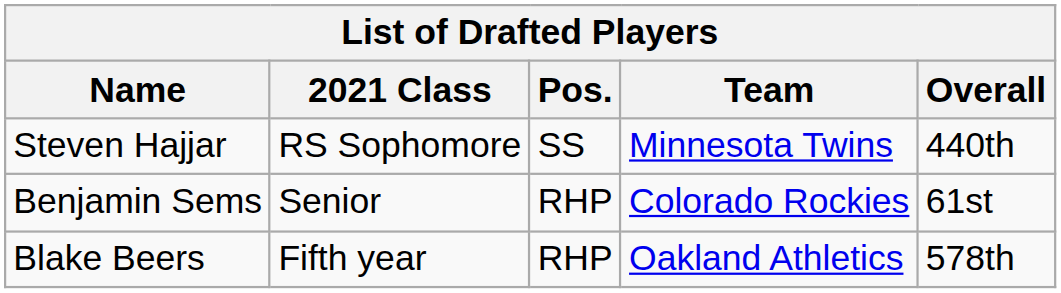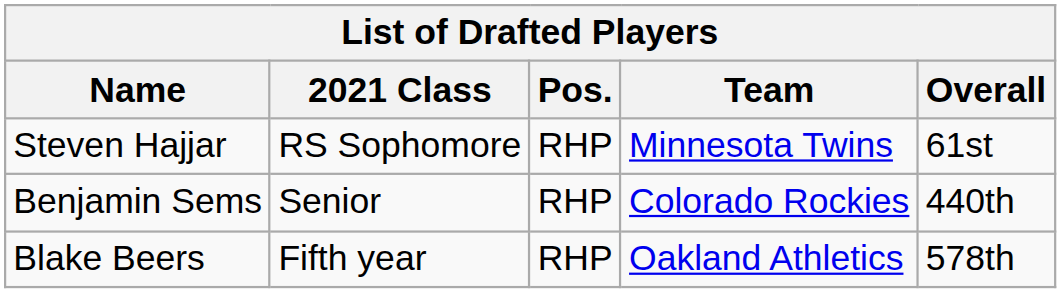(561, 145) SS -> (575, 145) RHP
(970, 145) 440th -> (959, 145) 61st
(959, 201) 61st -> (970, 201) 440th
